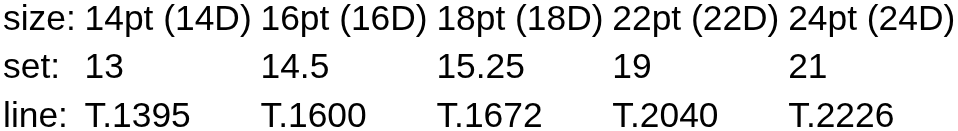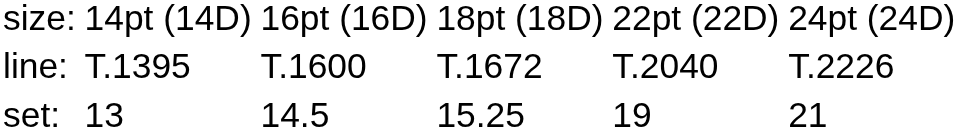rows swapped: (32, 66) <-> (35, 115)
